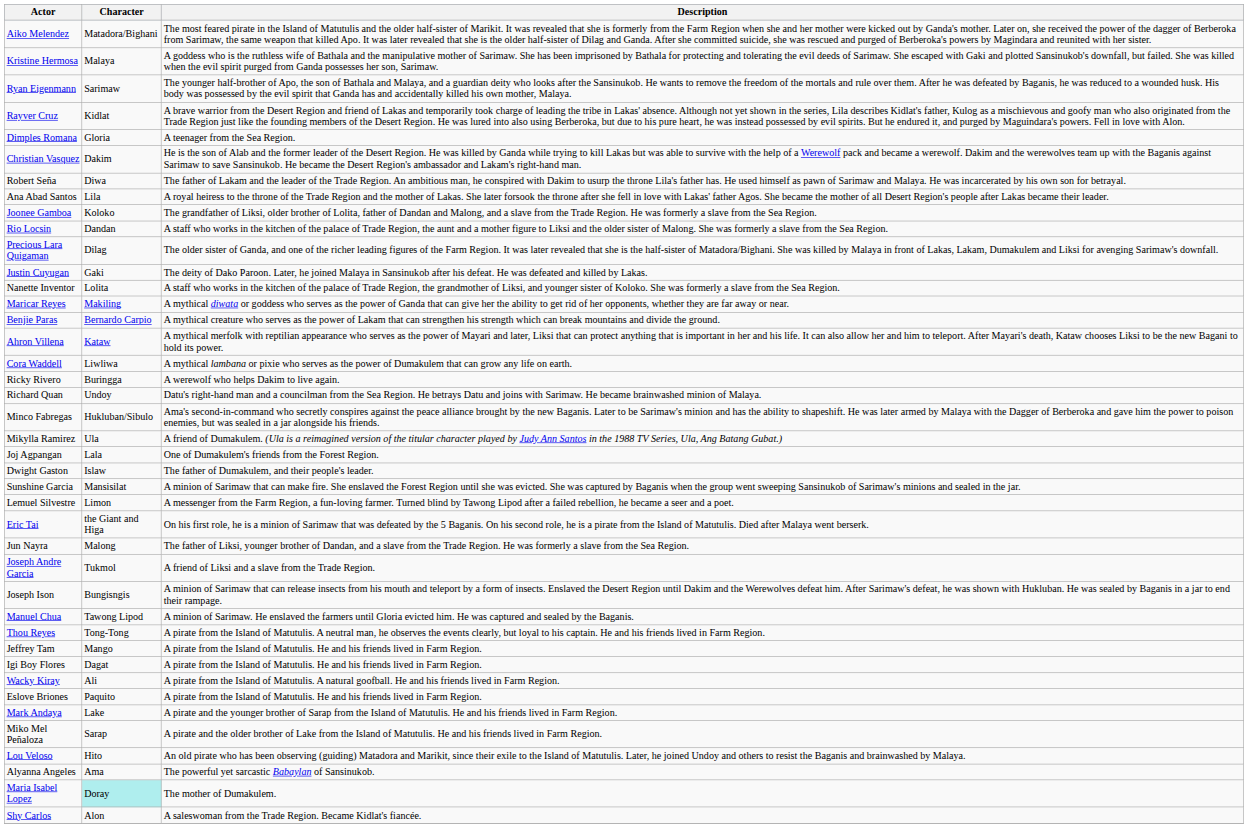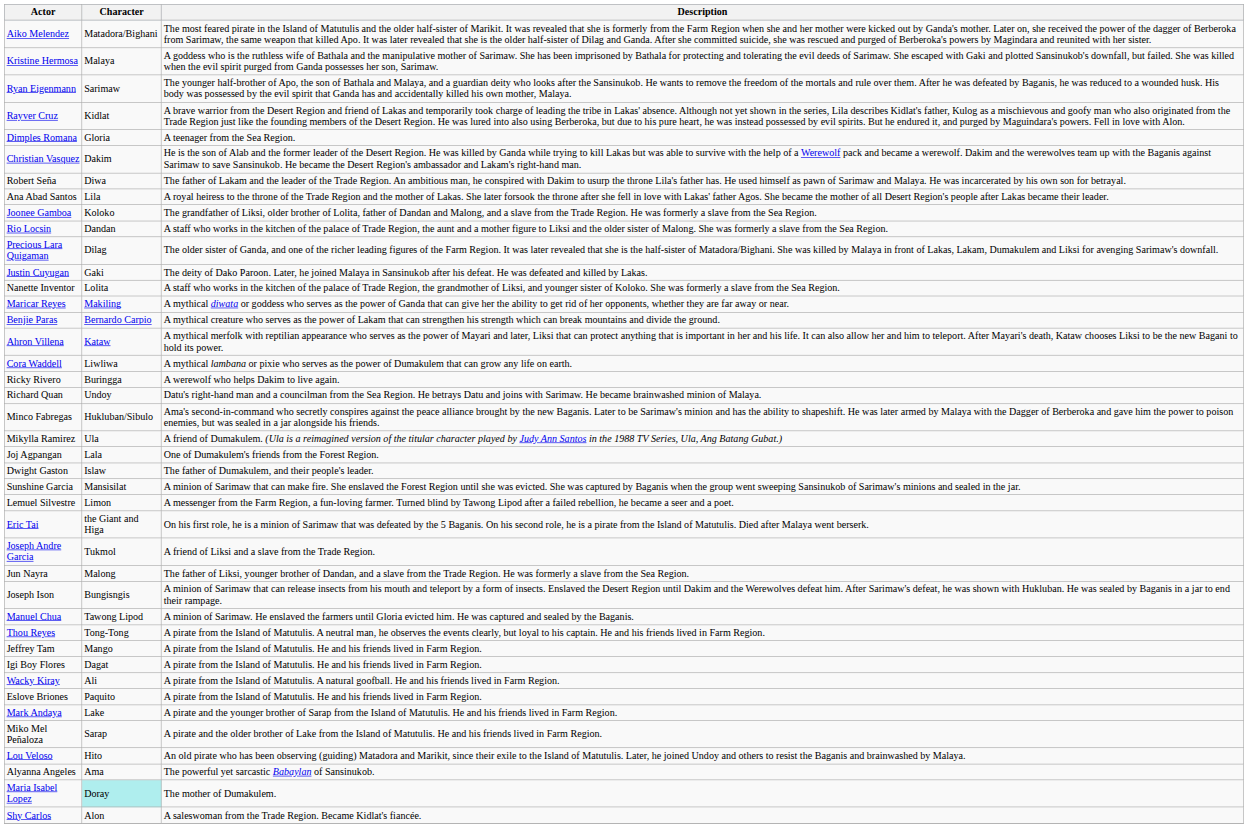rows swapped: (27, 546) <-> (34, 567)
